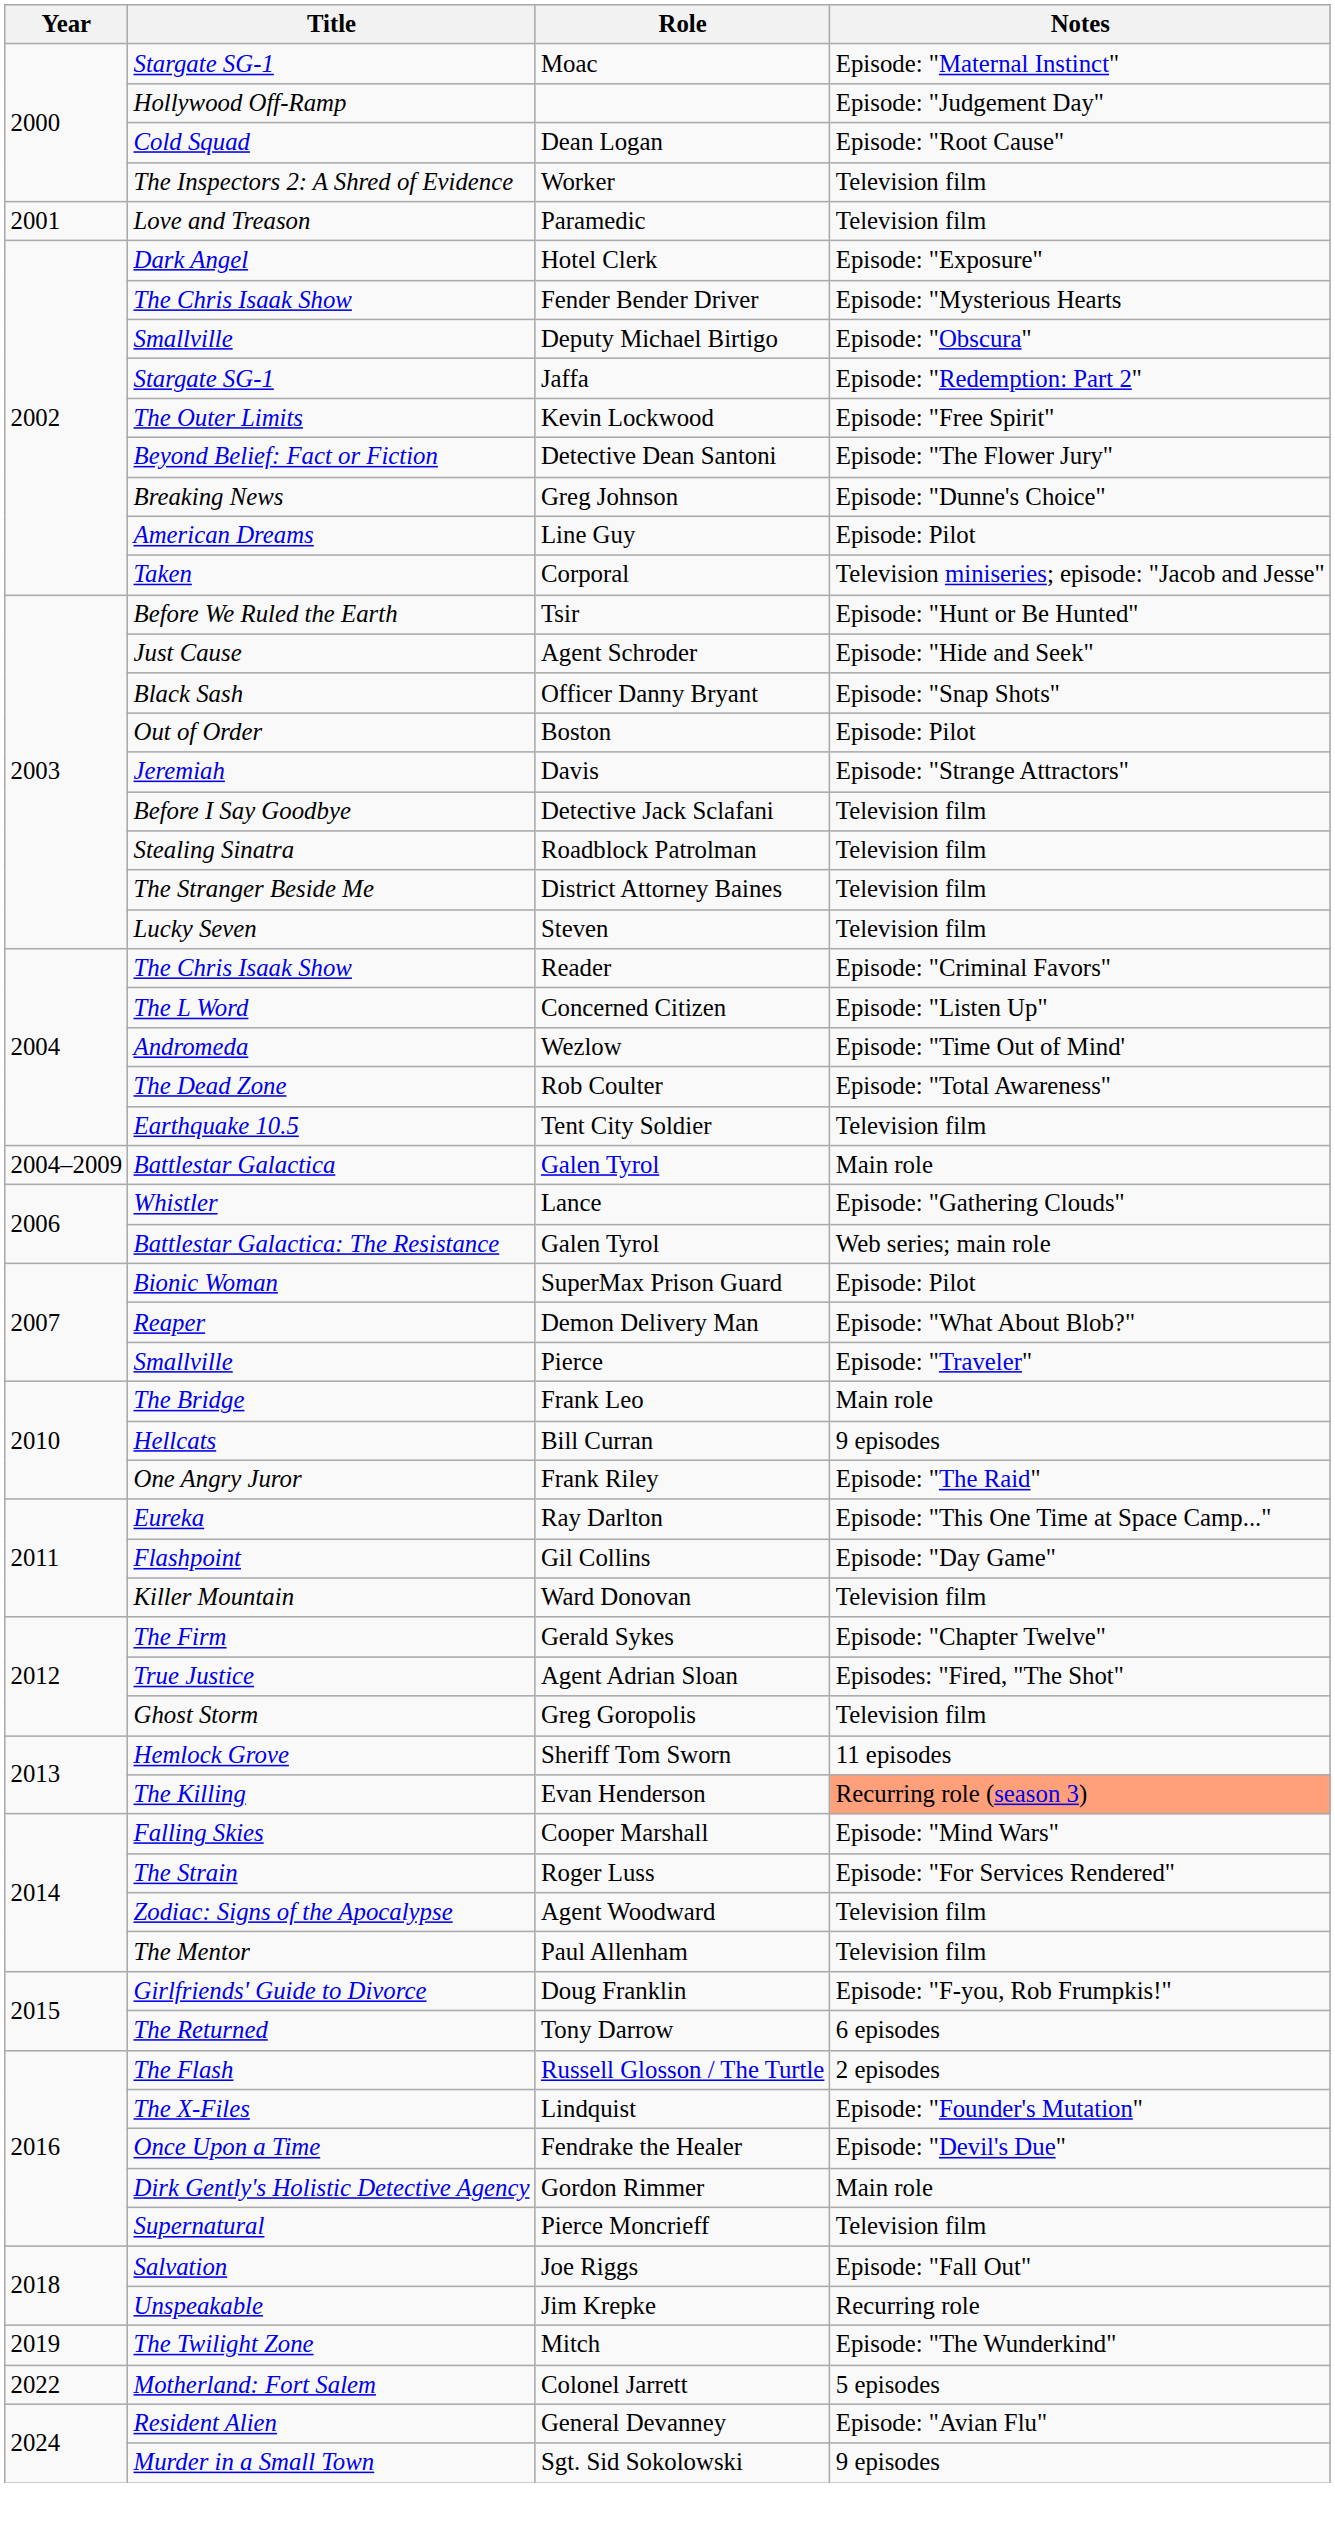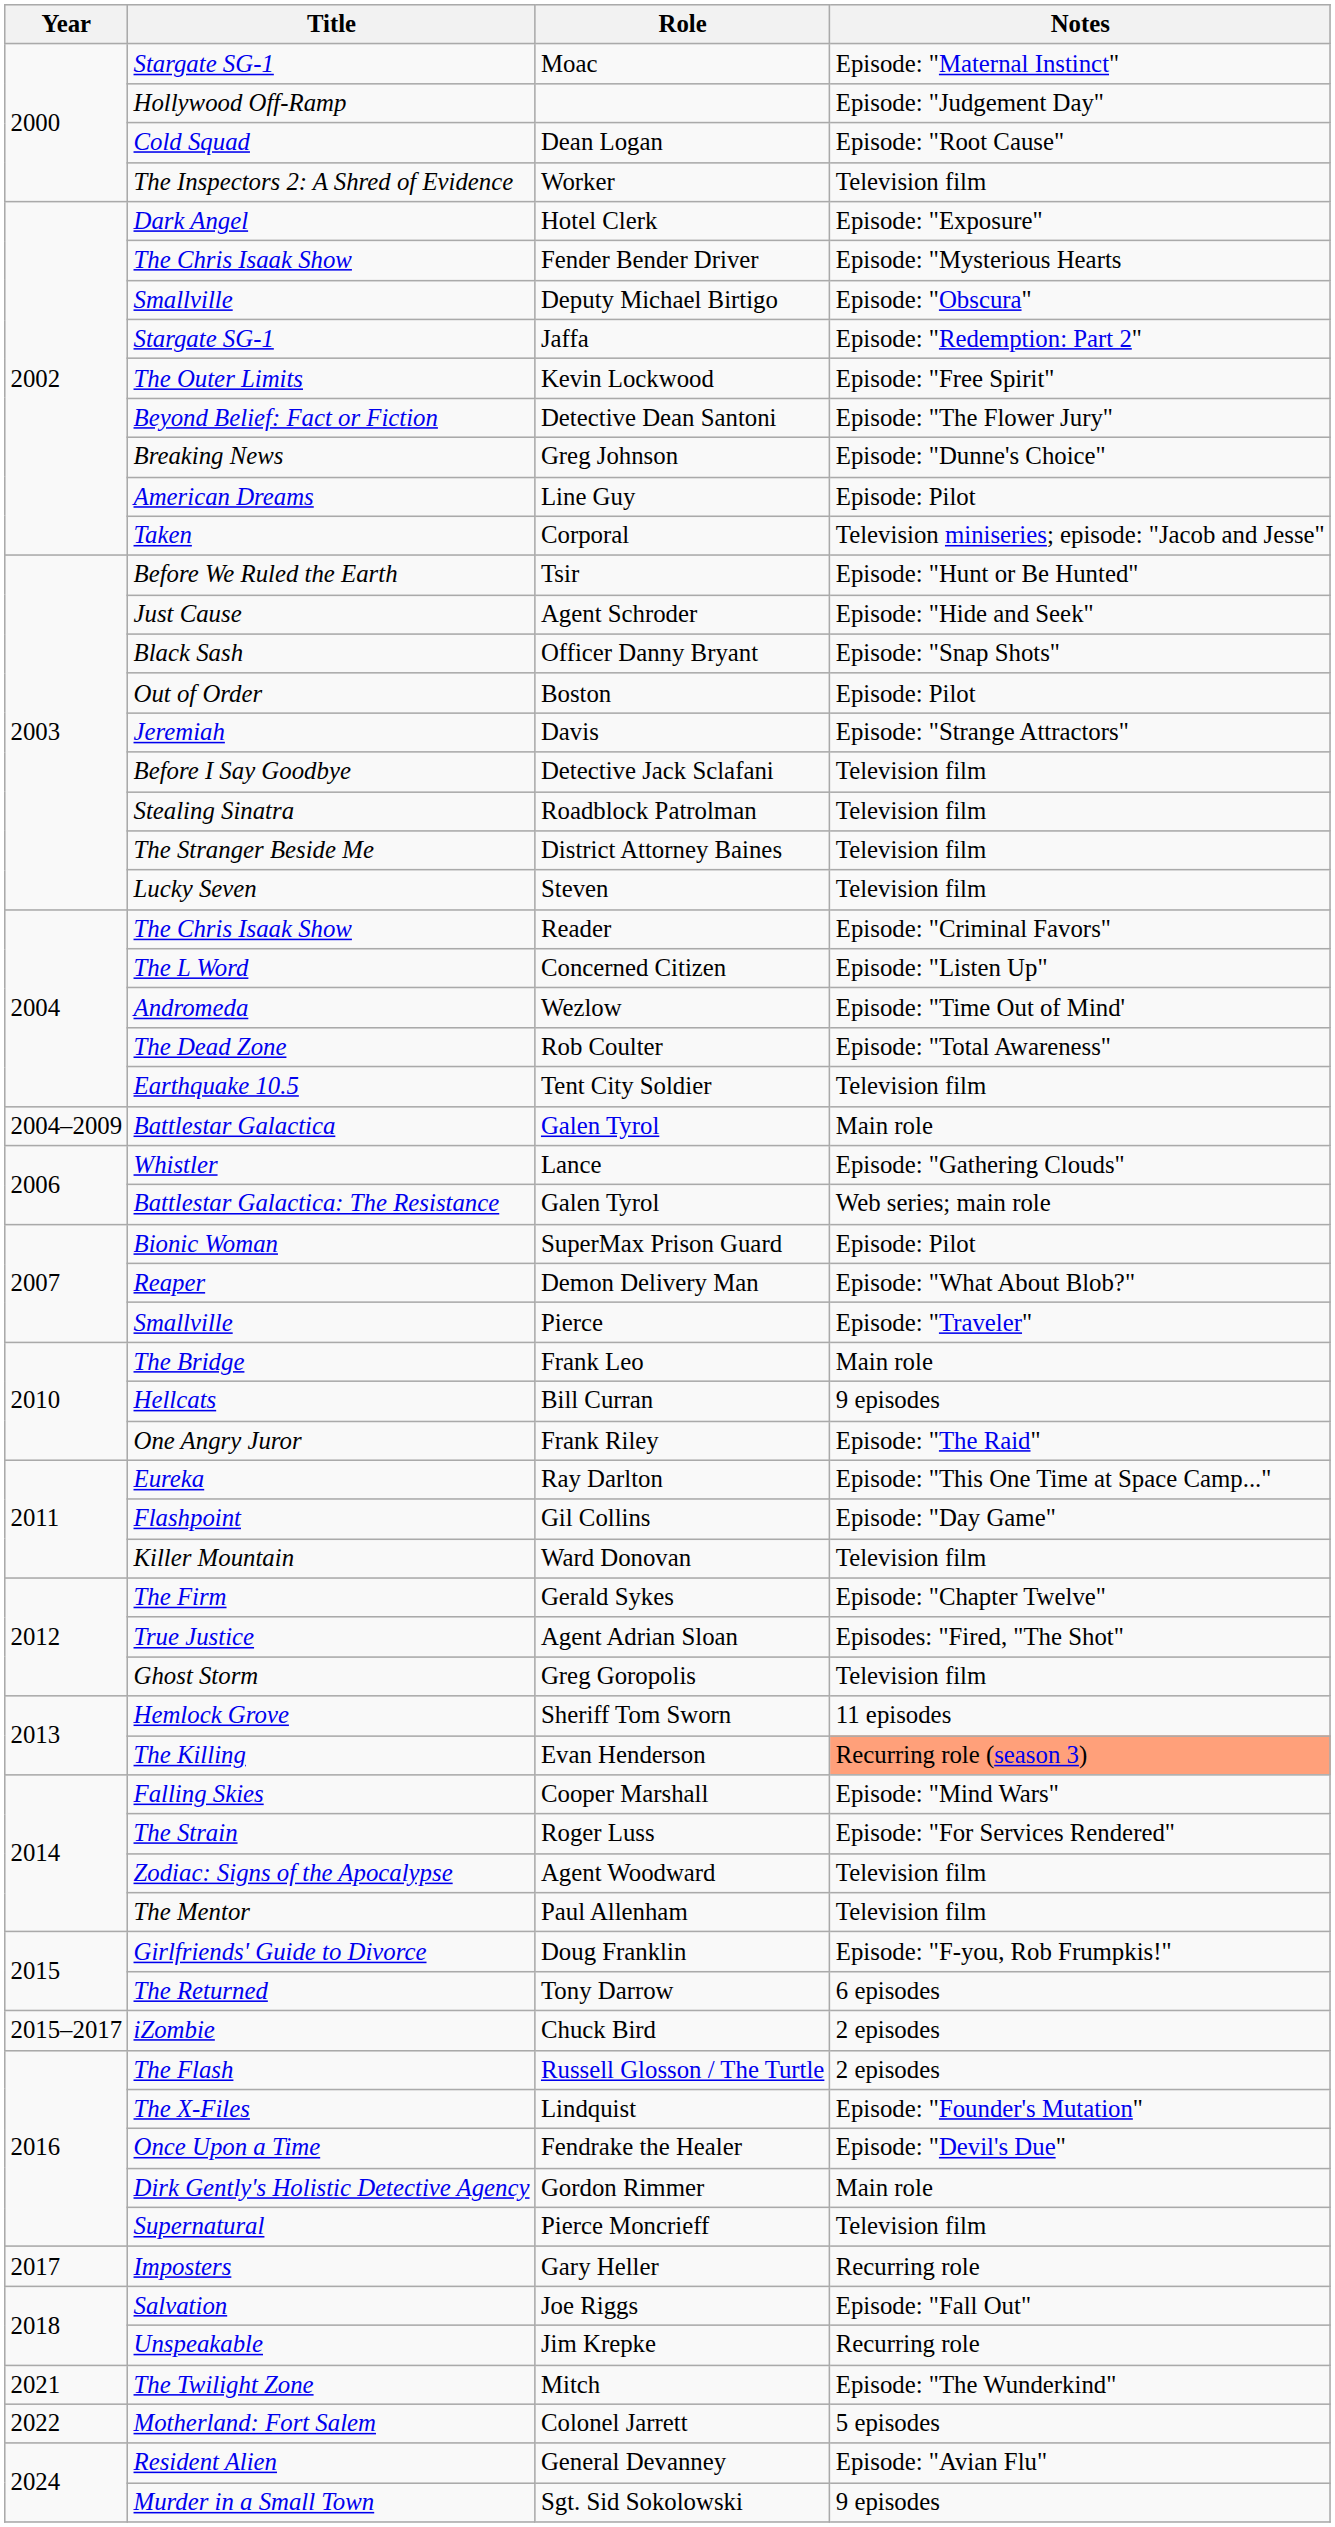- row: (222, 220)
+ row: (174, 2030)
+ row: (182, 2266)
(35, 2344) 2019 -> (35, 2384) 2021
